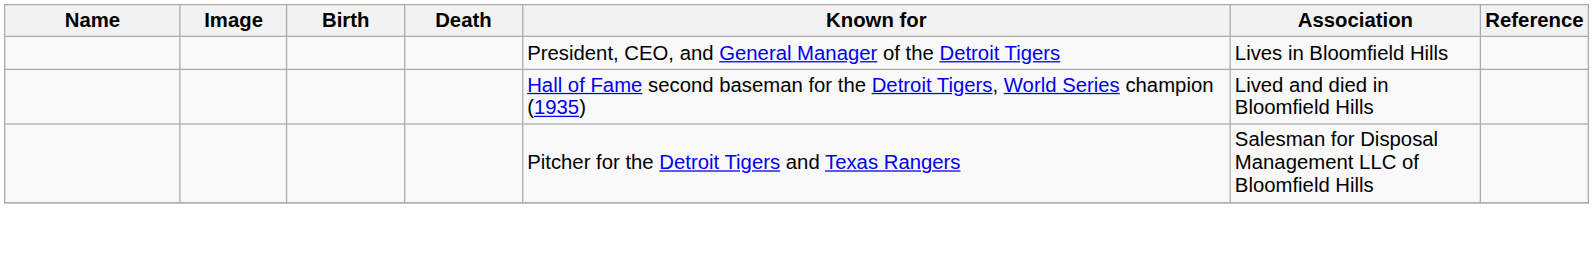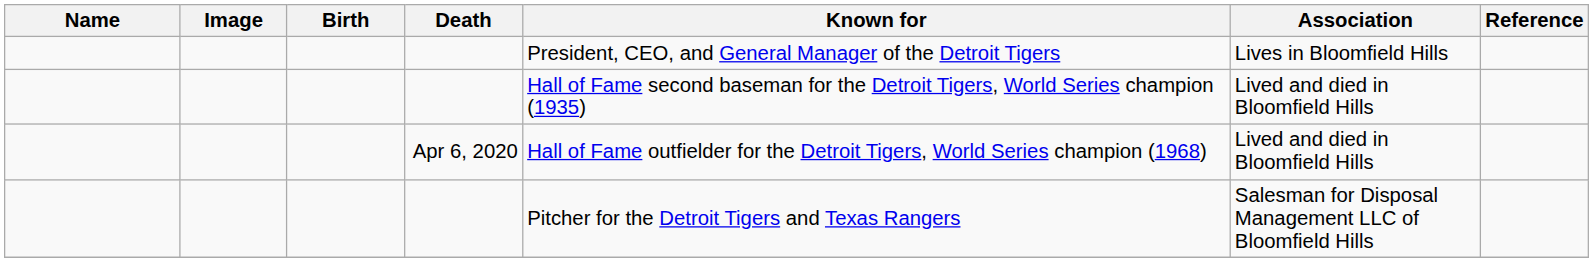+ row: (92, 152)
